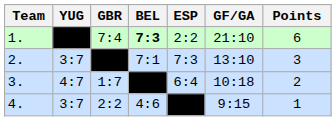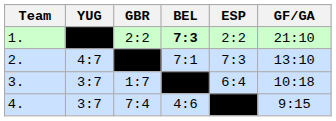- column: (297, 16)
(110, 38) 7:4 -> (137, 38) 2:2
(72, 60) 3:7 -> (89, 60) 4:7
(72, 82) 4:7 -> (89, 82) 3:7
(110, 105) 2:2 -> (137, 105) 7:4
